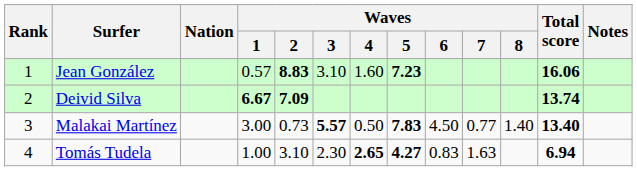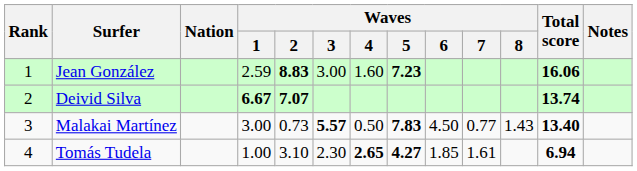(256, 71) 0.57 -> (256, 71) 2.59
(331, 71) 3.10 -> (331, 71) 3.00
(294, 98) 7.09 -> (294, 98) 7.07
(519, 125) 1.40 -> (519, 125) 1.43
(444, 152) 0.83 -> (444, 152) 1.85
(481, 152) 1.63 -> (481, 152) 1.61
